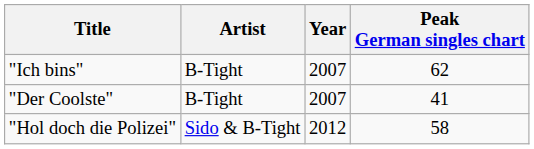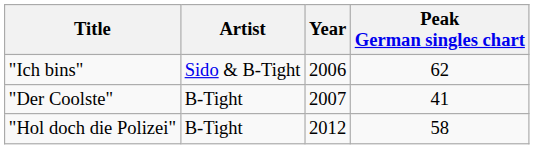(214, 69) B-Tight -> (243, 69) Sido & B-Tight
(328, 69) 2007 -> (328, 69) 2006
(243, 128) Sido & B-Tight -> (214, 128) B-Tight
